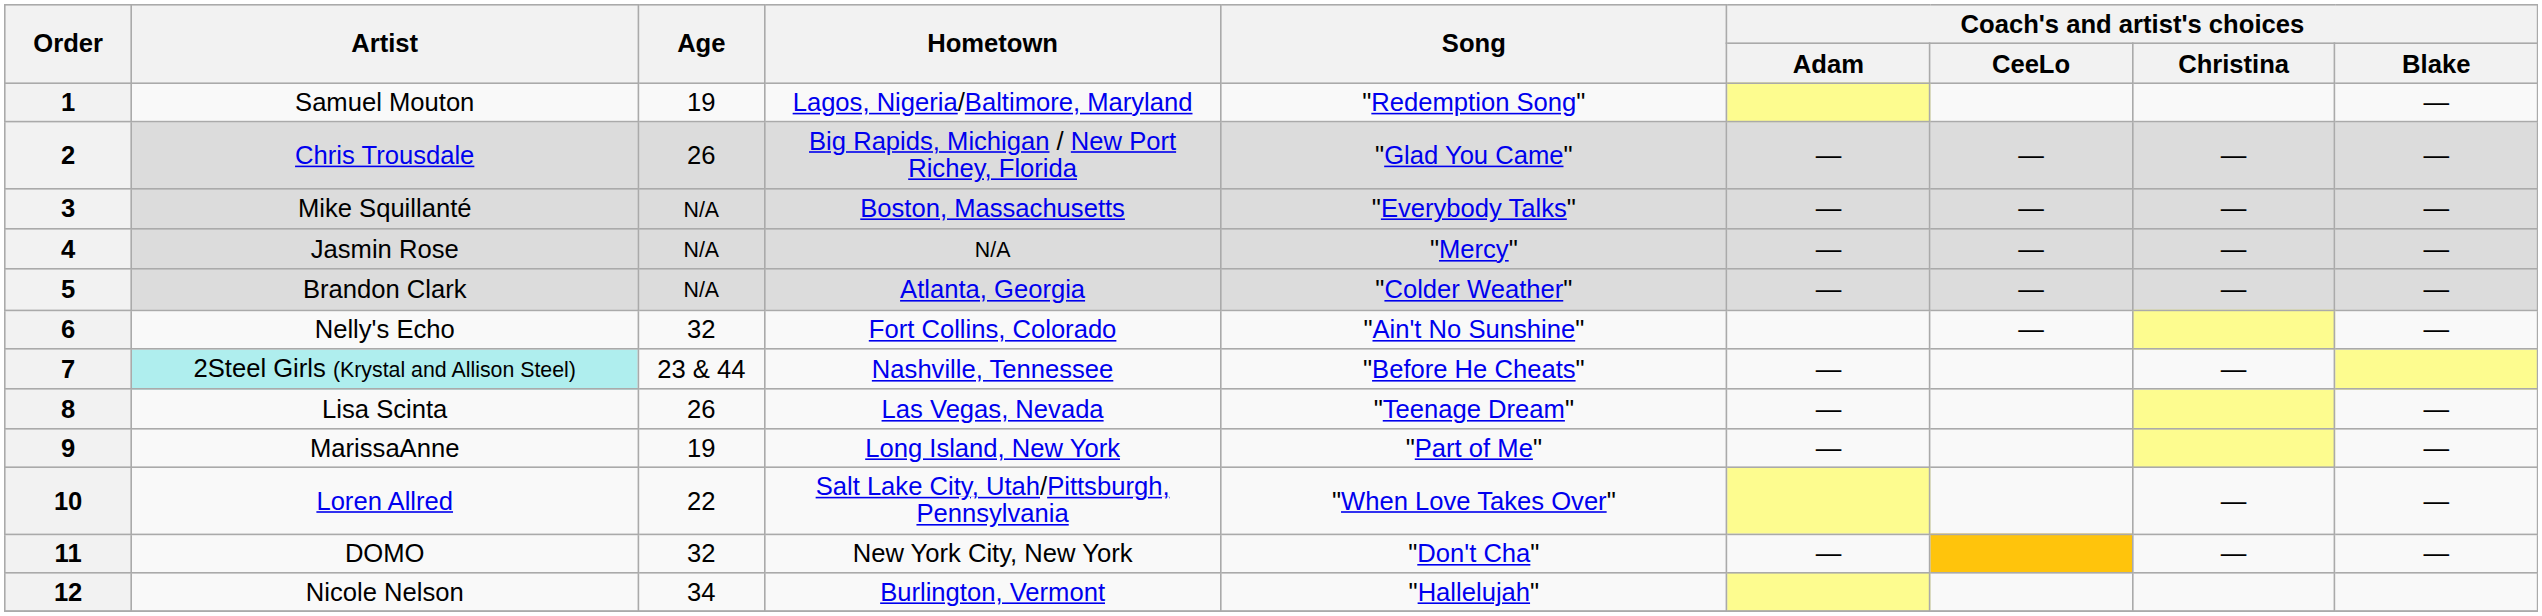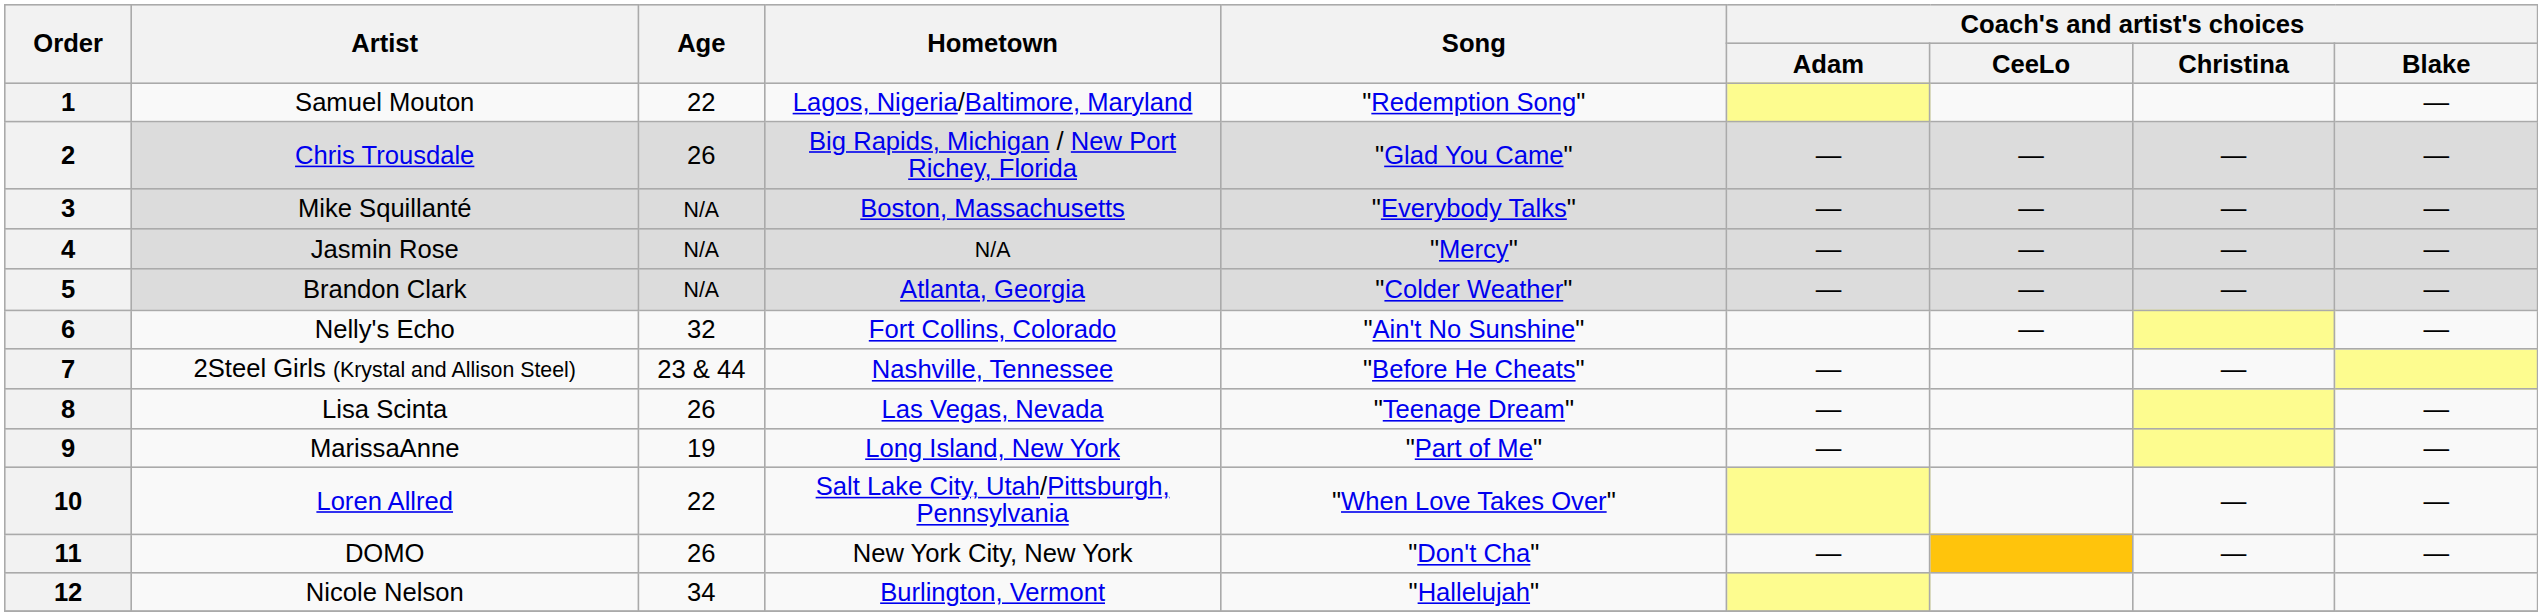(701, 102) 19 -> (701, 102) 22
(385, 368) paleturquoise background -> (385, 368) no background
(701, 553) 32 -> (701, 553) 26
